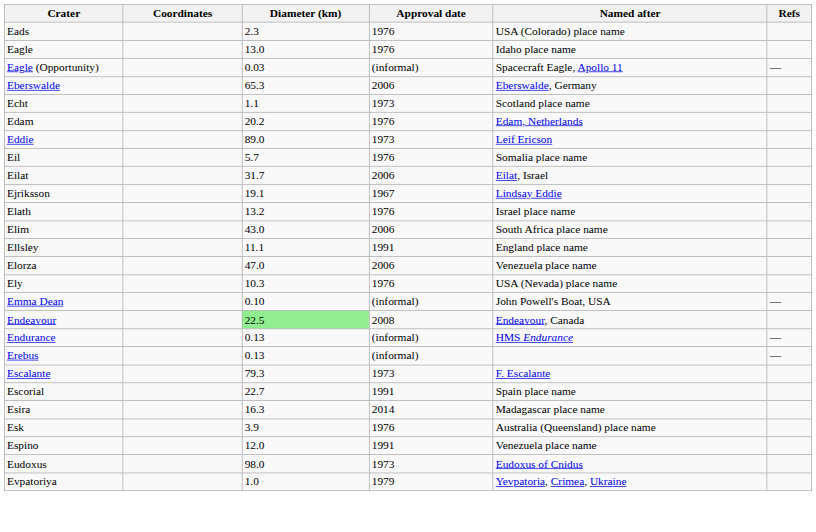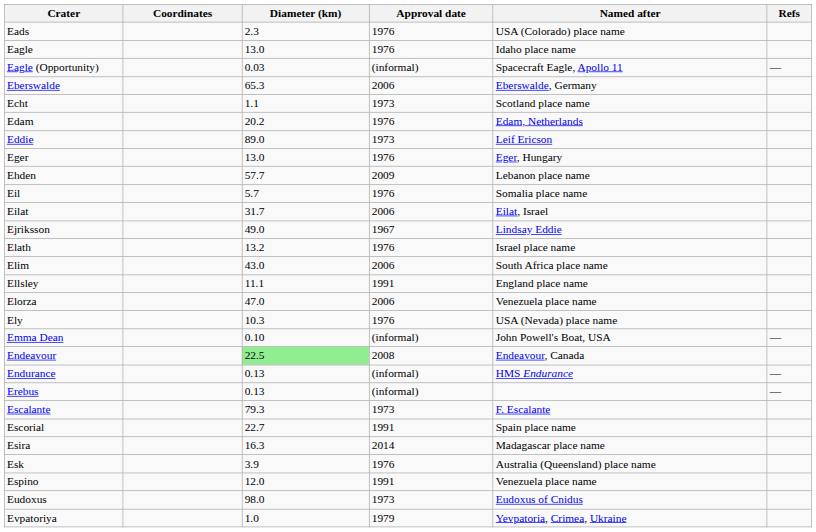+ row: (18, 157)
+ row: (21, 175)
(255, 193) 19.1 -> (255, 229) 49.0
